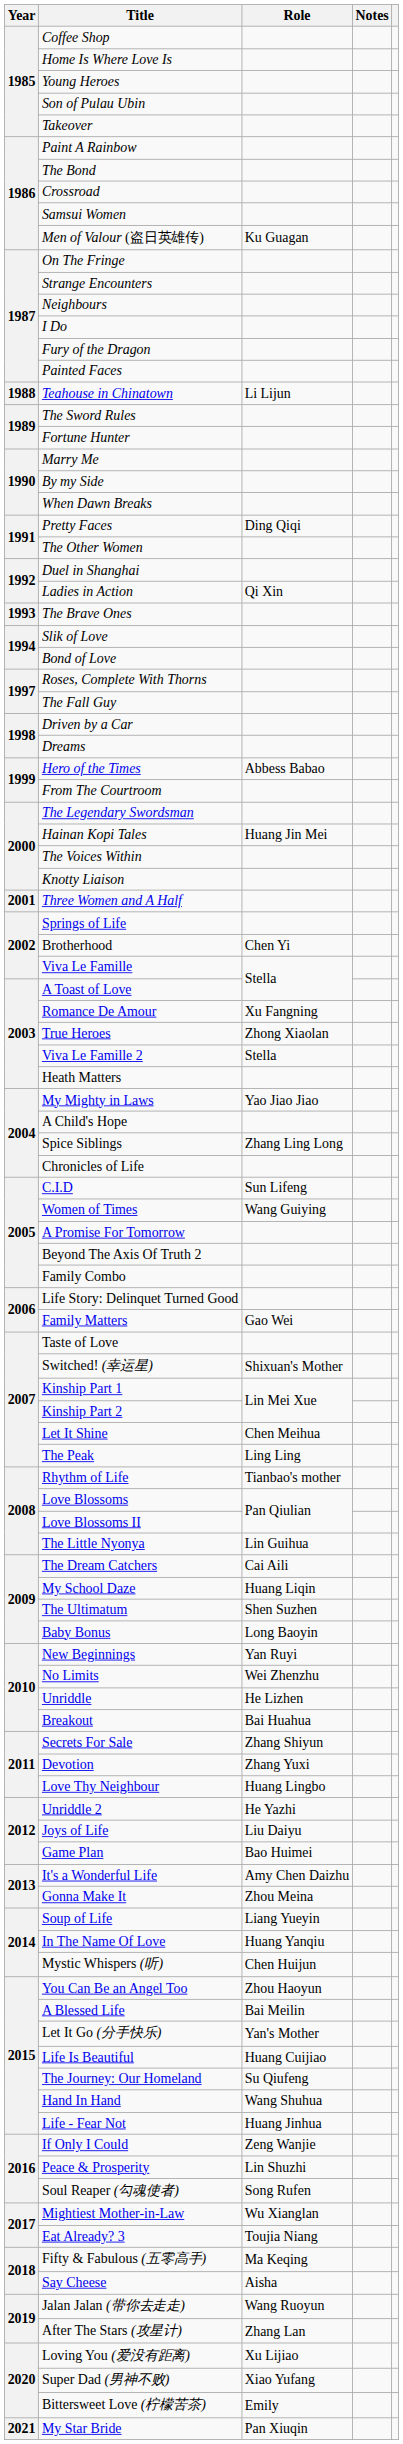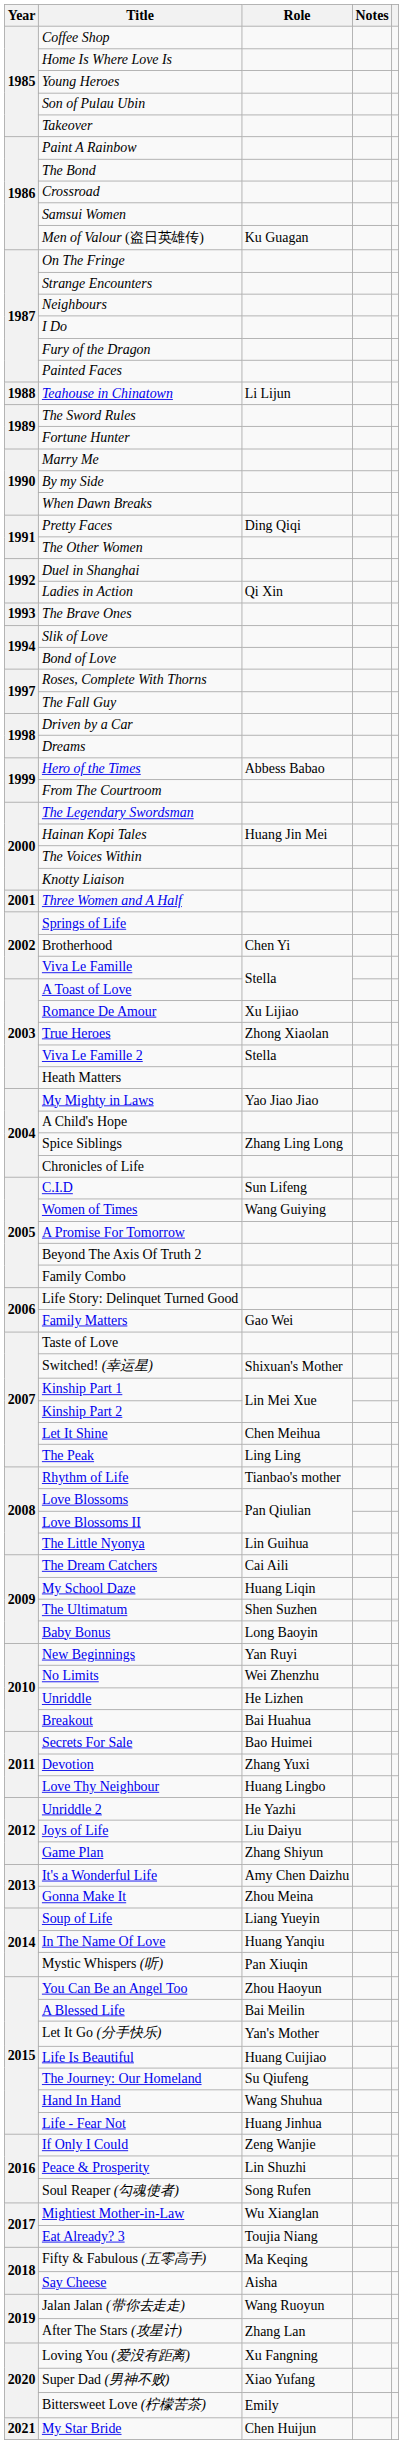(281, 1011) Xu Fangning -> (272, 1011) Xu Lijiao
(284, 1742) Zhang Shiyun -> (279, 1742) Bao Huimei
(279, 1853) Bao Huimei -> (284, 1853) Zhang Shiyun
(280, 1964) Chen Huijun -> (276, 1964) Pan Xiuqin
(272, 2355) Xu Lijiao -> (281, 2355) Xu Fangning
(276, 2428) Pan Xiuqin -> (280, 2428) Chen Huijun
